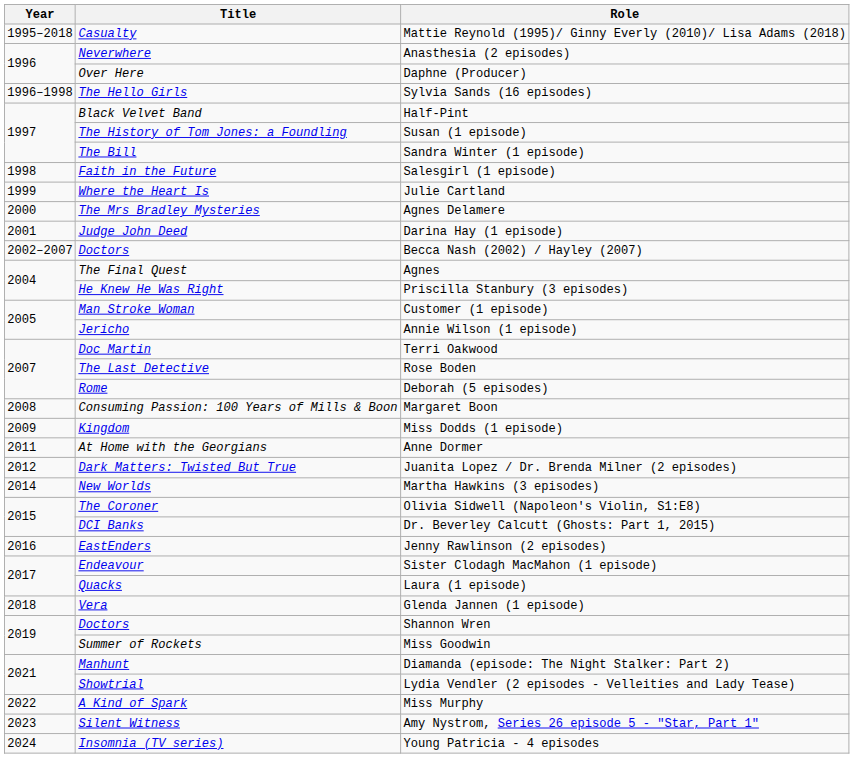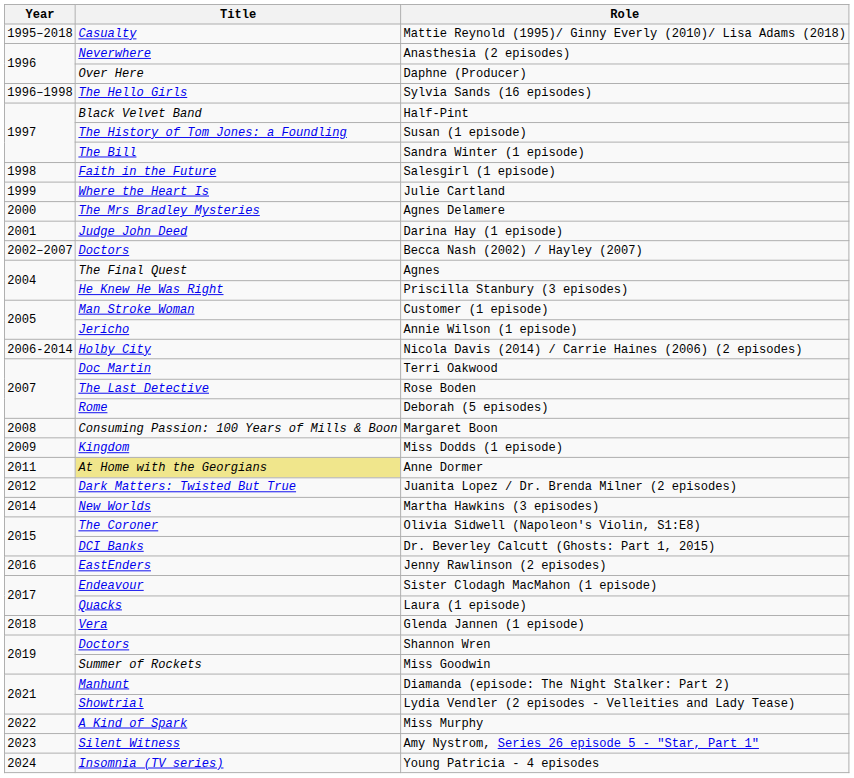+ row: (603, 349)
(173, 448) no background -> (173, 468) khaki background
